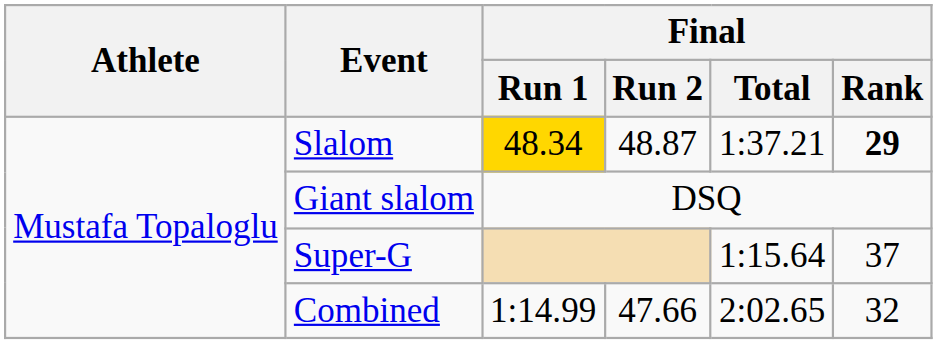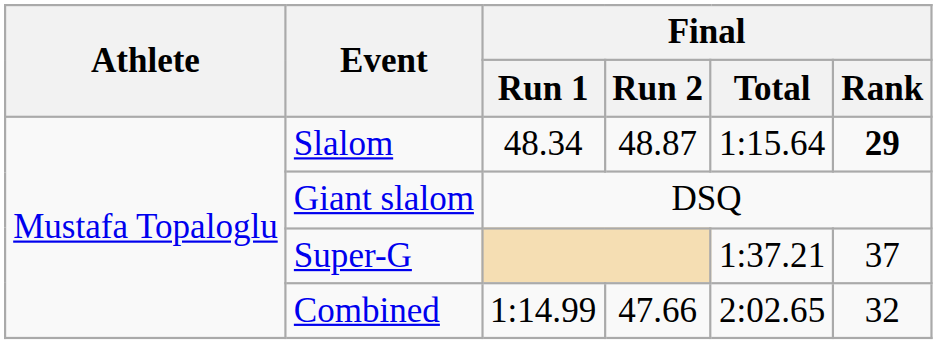(543, 143) gold background -> (543, 143) no background
(772, 143) 1:37.21 -> (772, 143) 1:15.64
(772, 254) 1:15.64 -> (772, 254) 1:37.21
